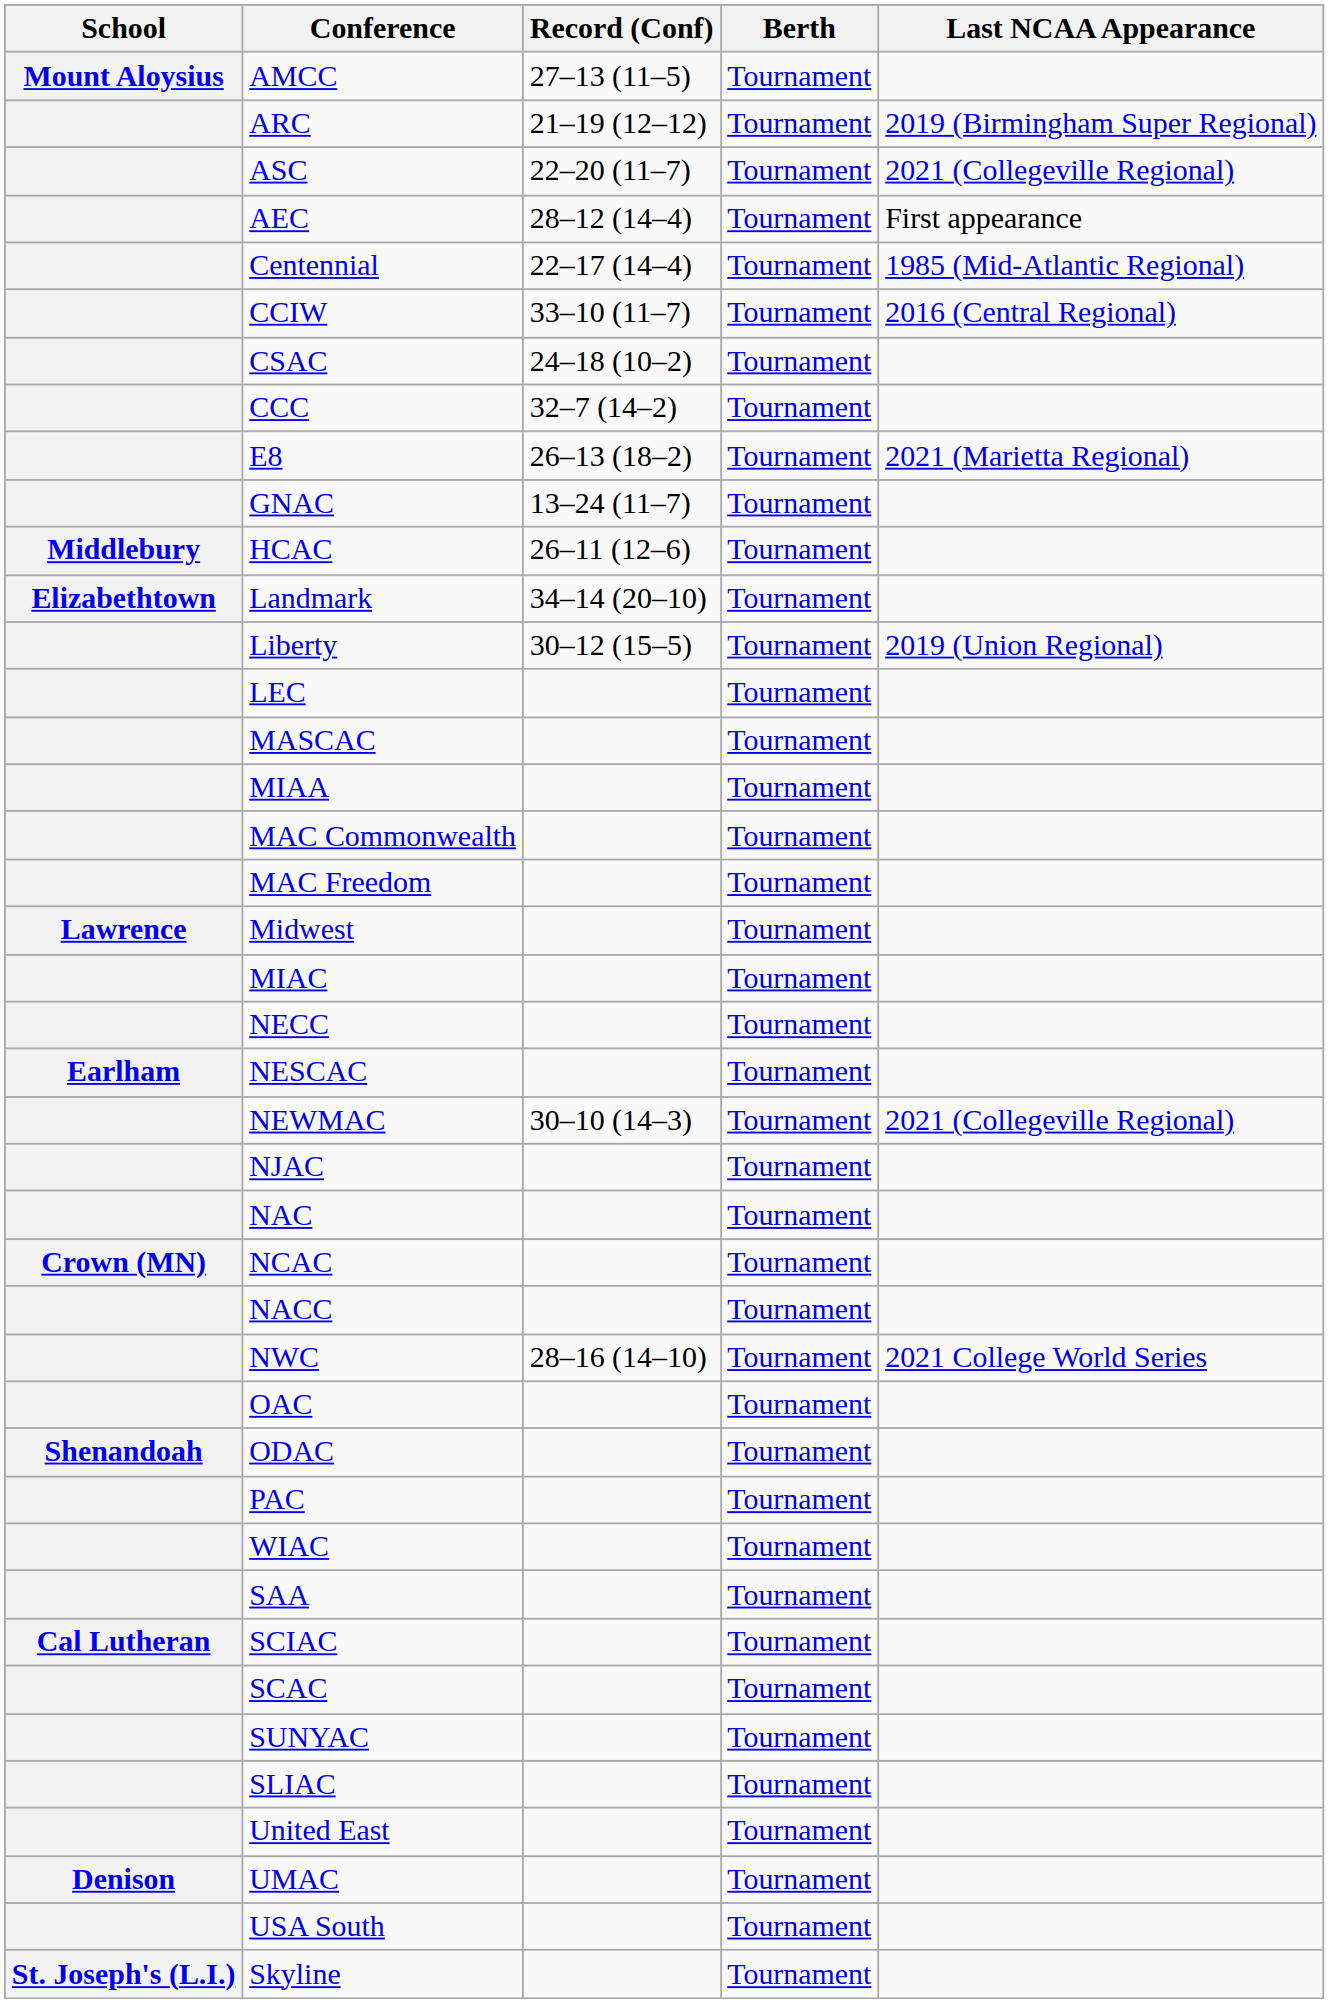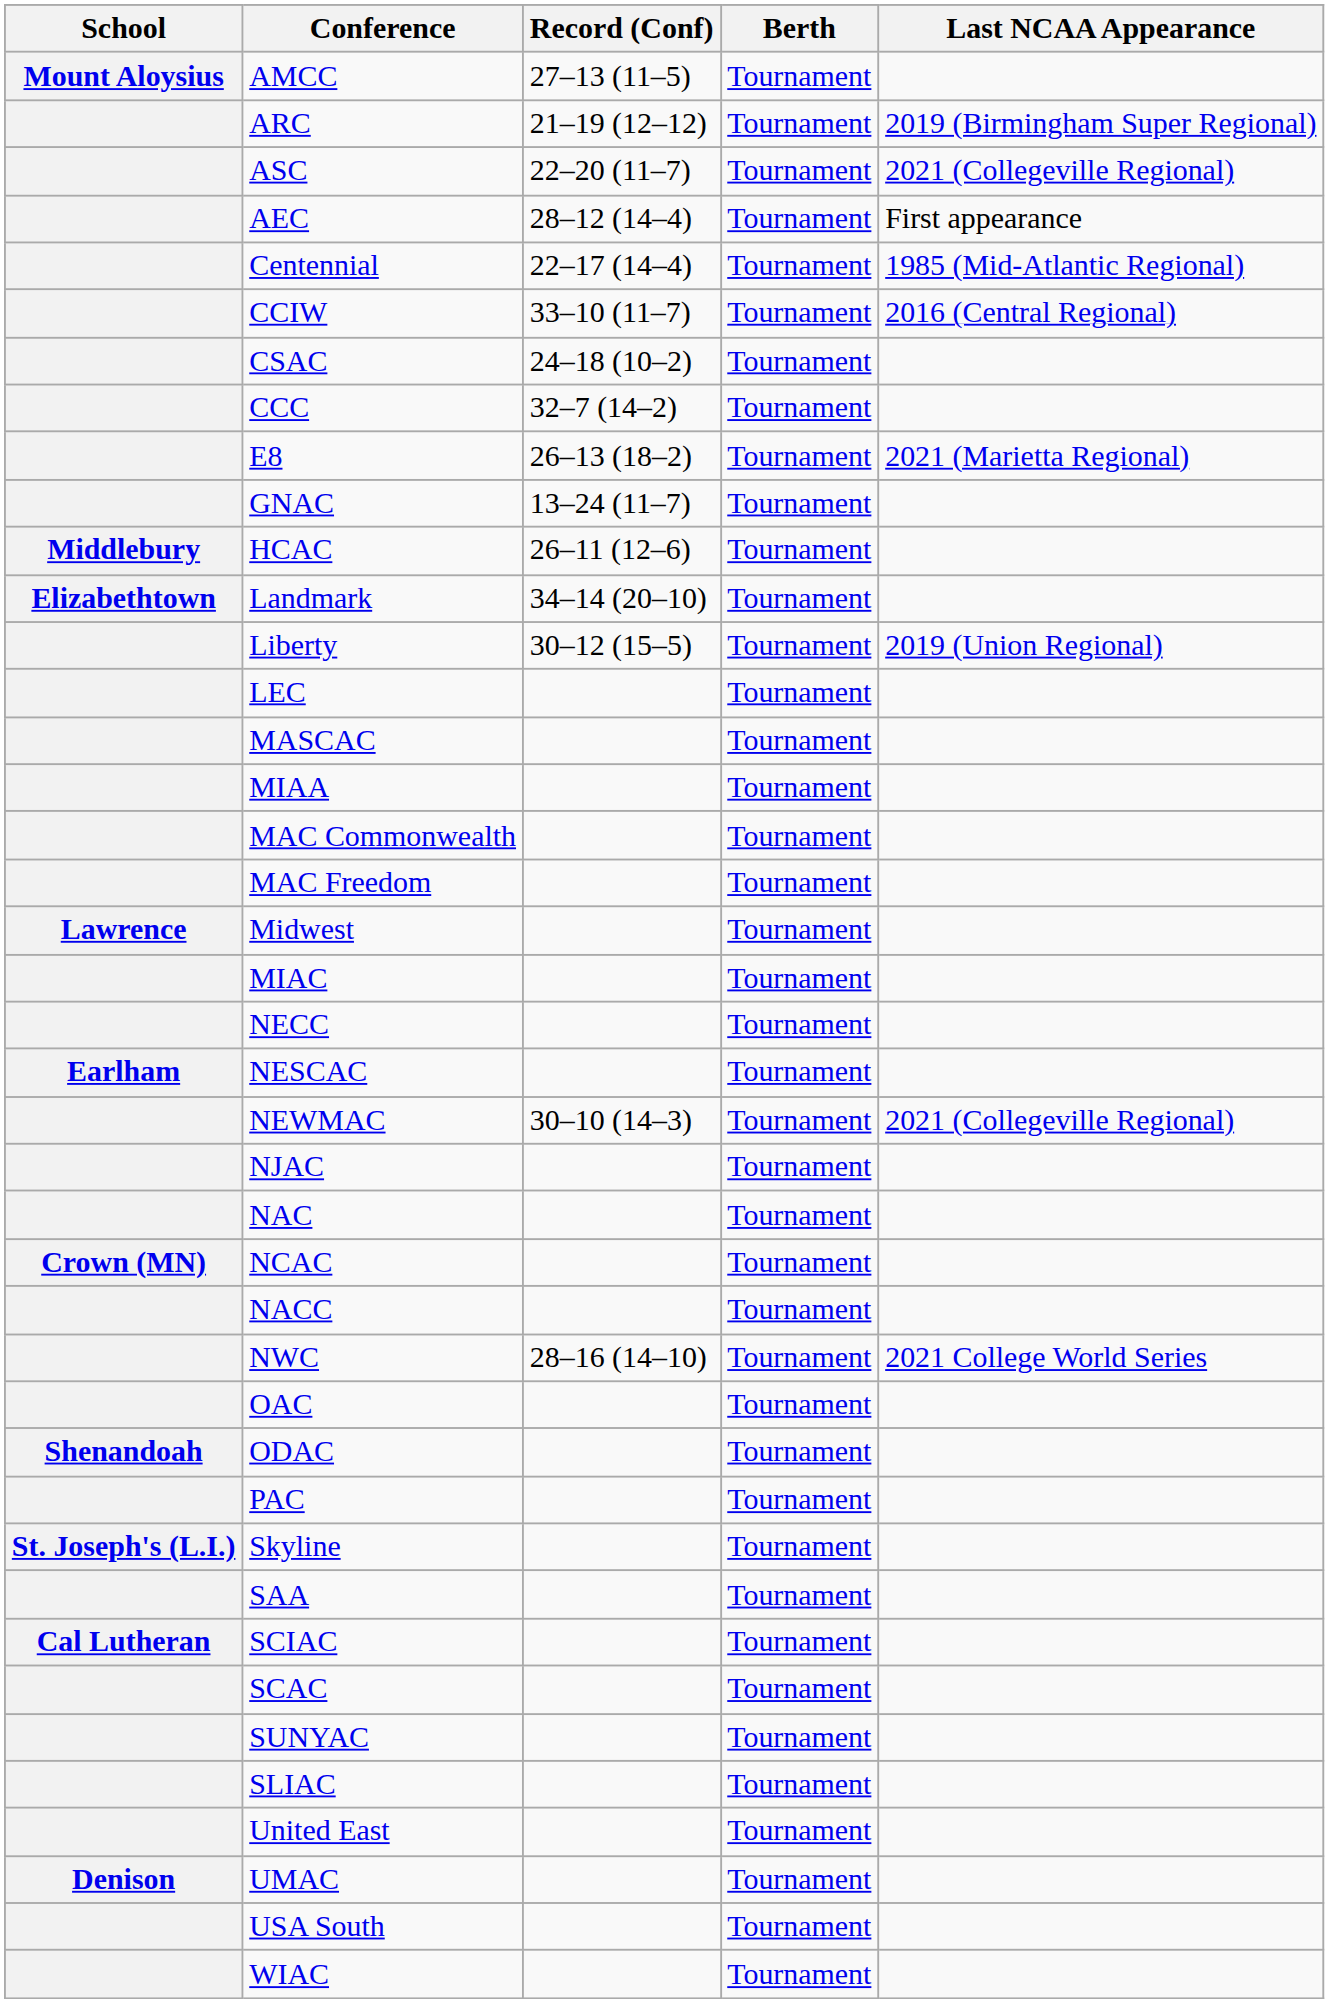rows swapped: (295, 1973) <-> (289, 1546)
